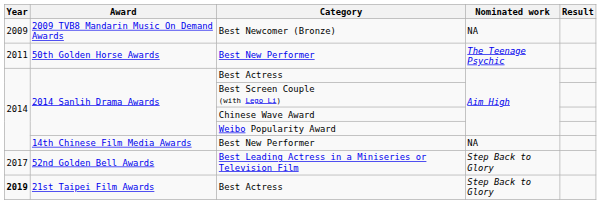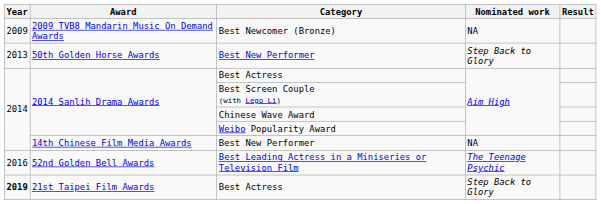(17, 56) 2011 -> (17, 56) 2013
(497, 56) The Teenage Psychic -> (499, 56) Step Back to Glory
(17, 163) 2017 -> (17, 163) 2016
(499, 163) Step Back to Glory -> (497, 163) The Teenage Psychic
